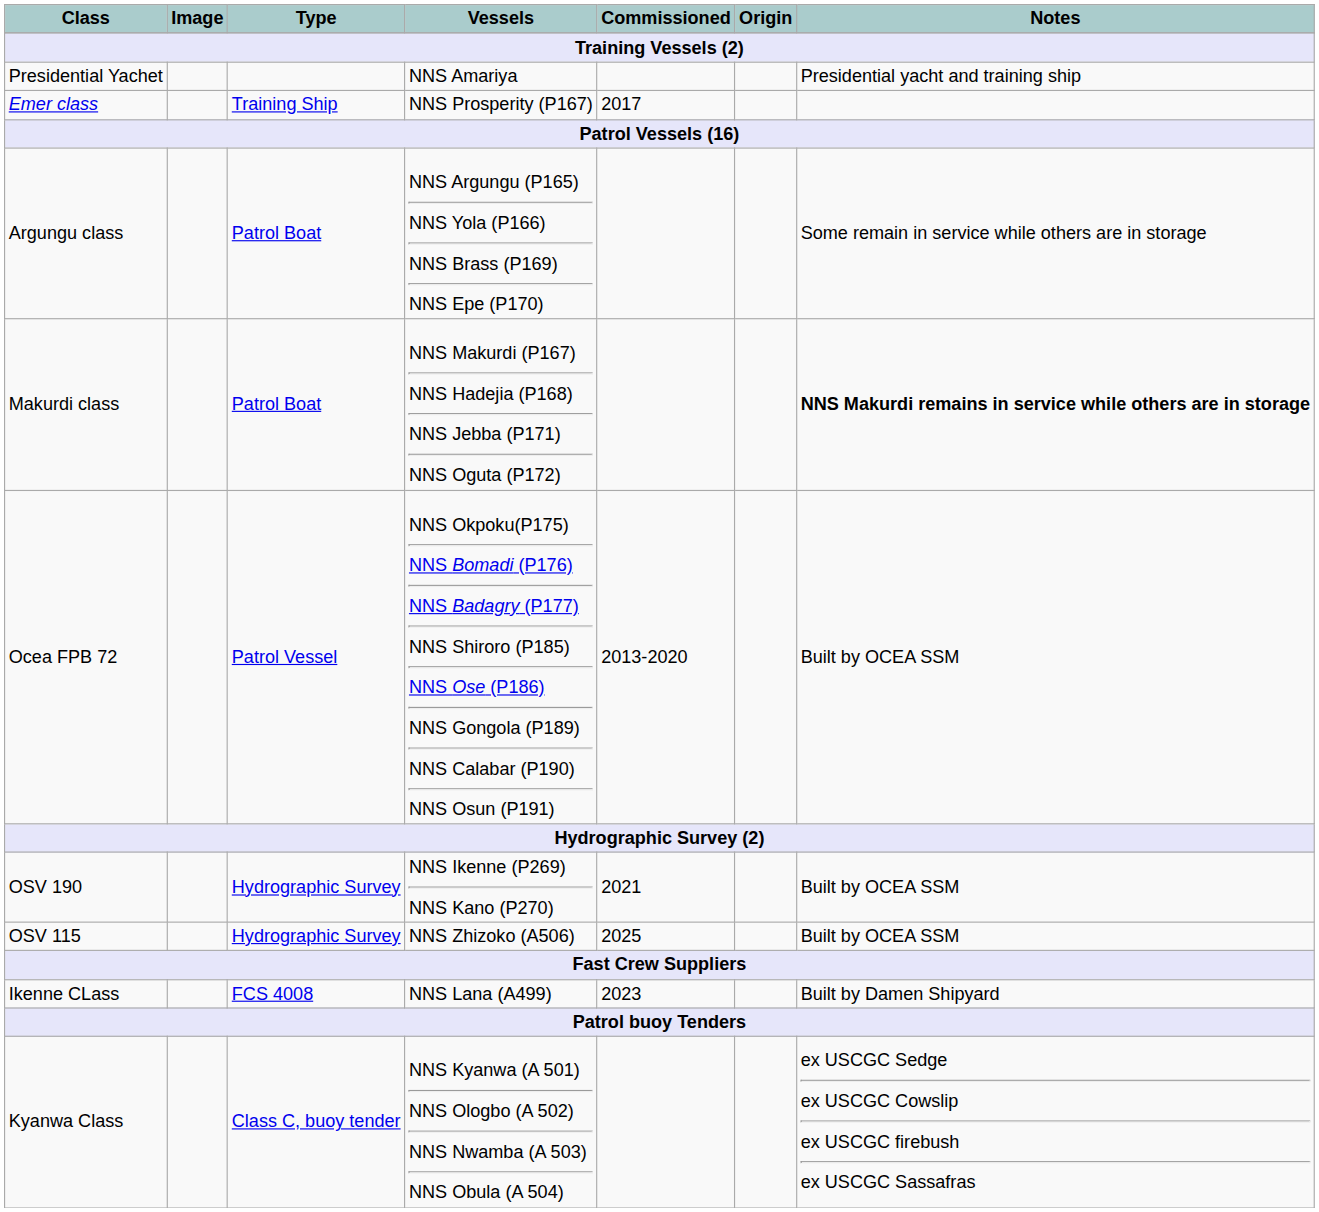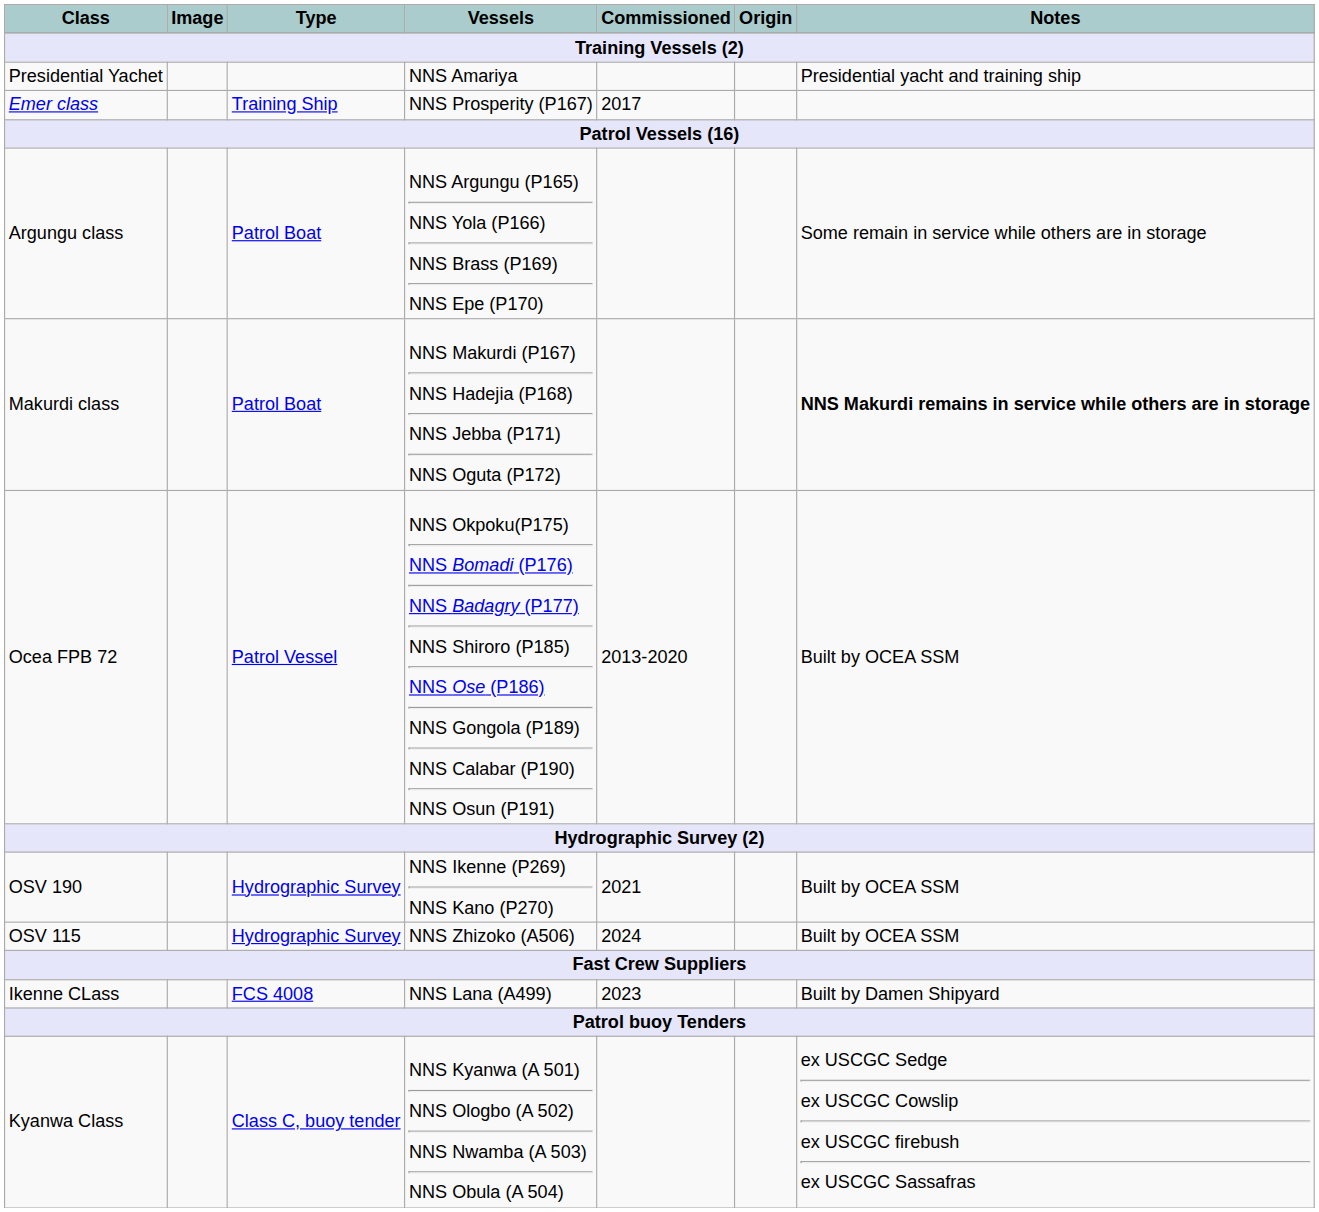(621, 936) 2025 -> (621, 936) 2024
